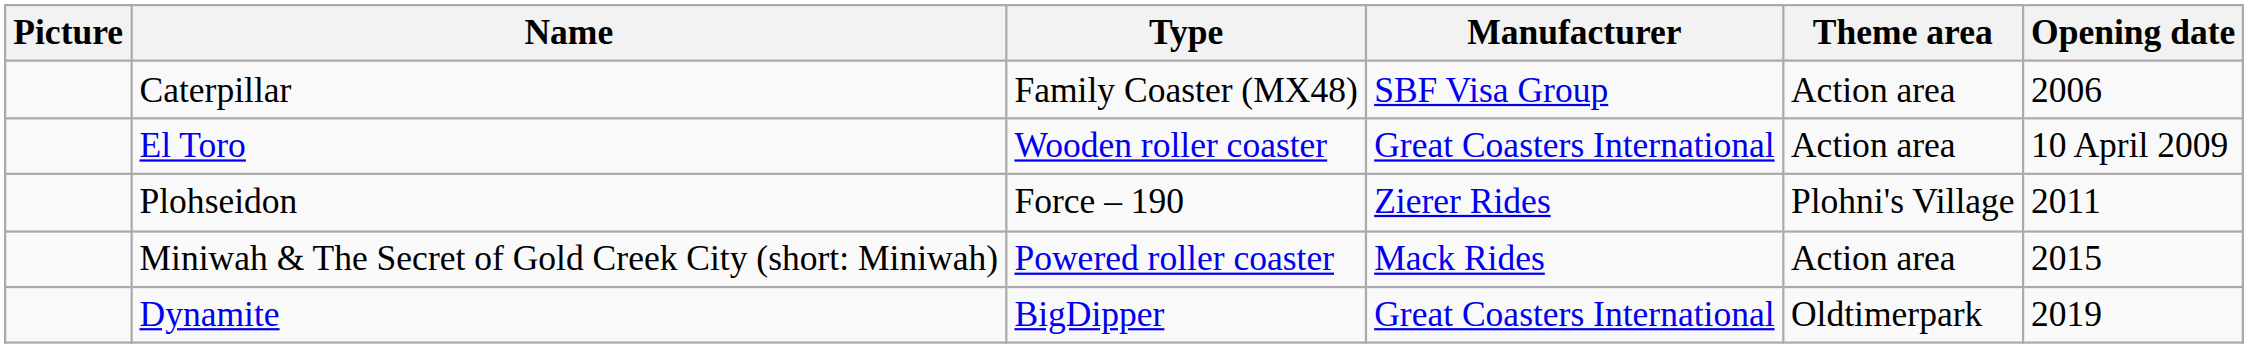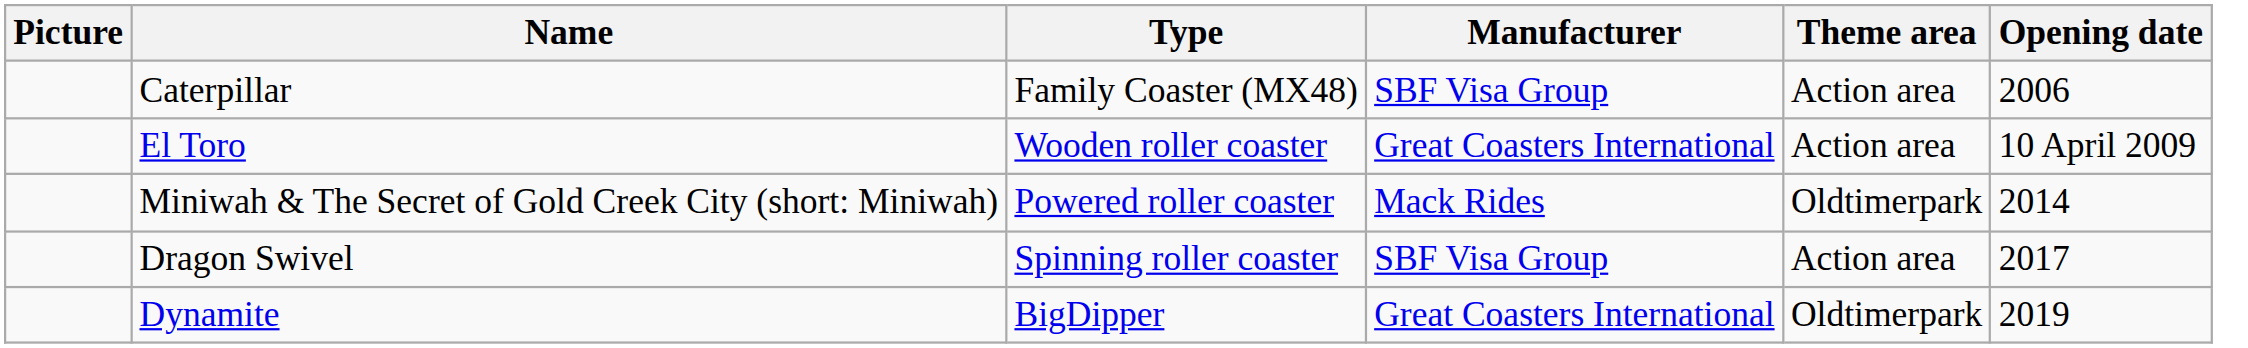- row: (218, 201)
(1873, 257) Action area -> (1887, 201) Oldtimerpark
(2067, 257) 2015 -> (2034, 201) 2014
+ row: (247, 257)
